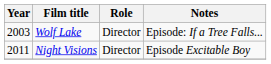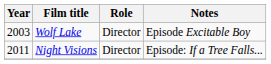(204, 31) Episode: If a Tree Falls... -> (198, 31) Episode Excitable Boy
(198, 50) Episode Excitable Boy -> (204, 50) Episode: If a Tree Falls...
